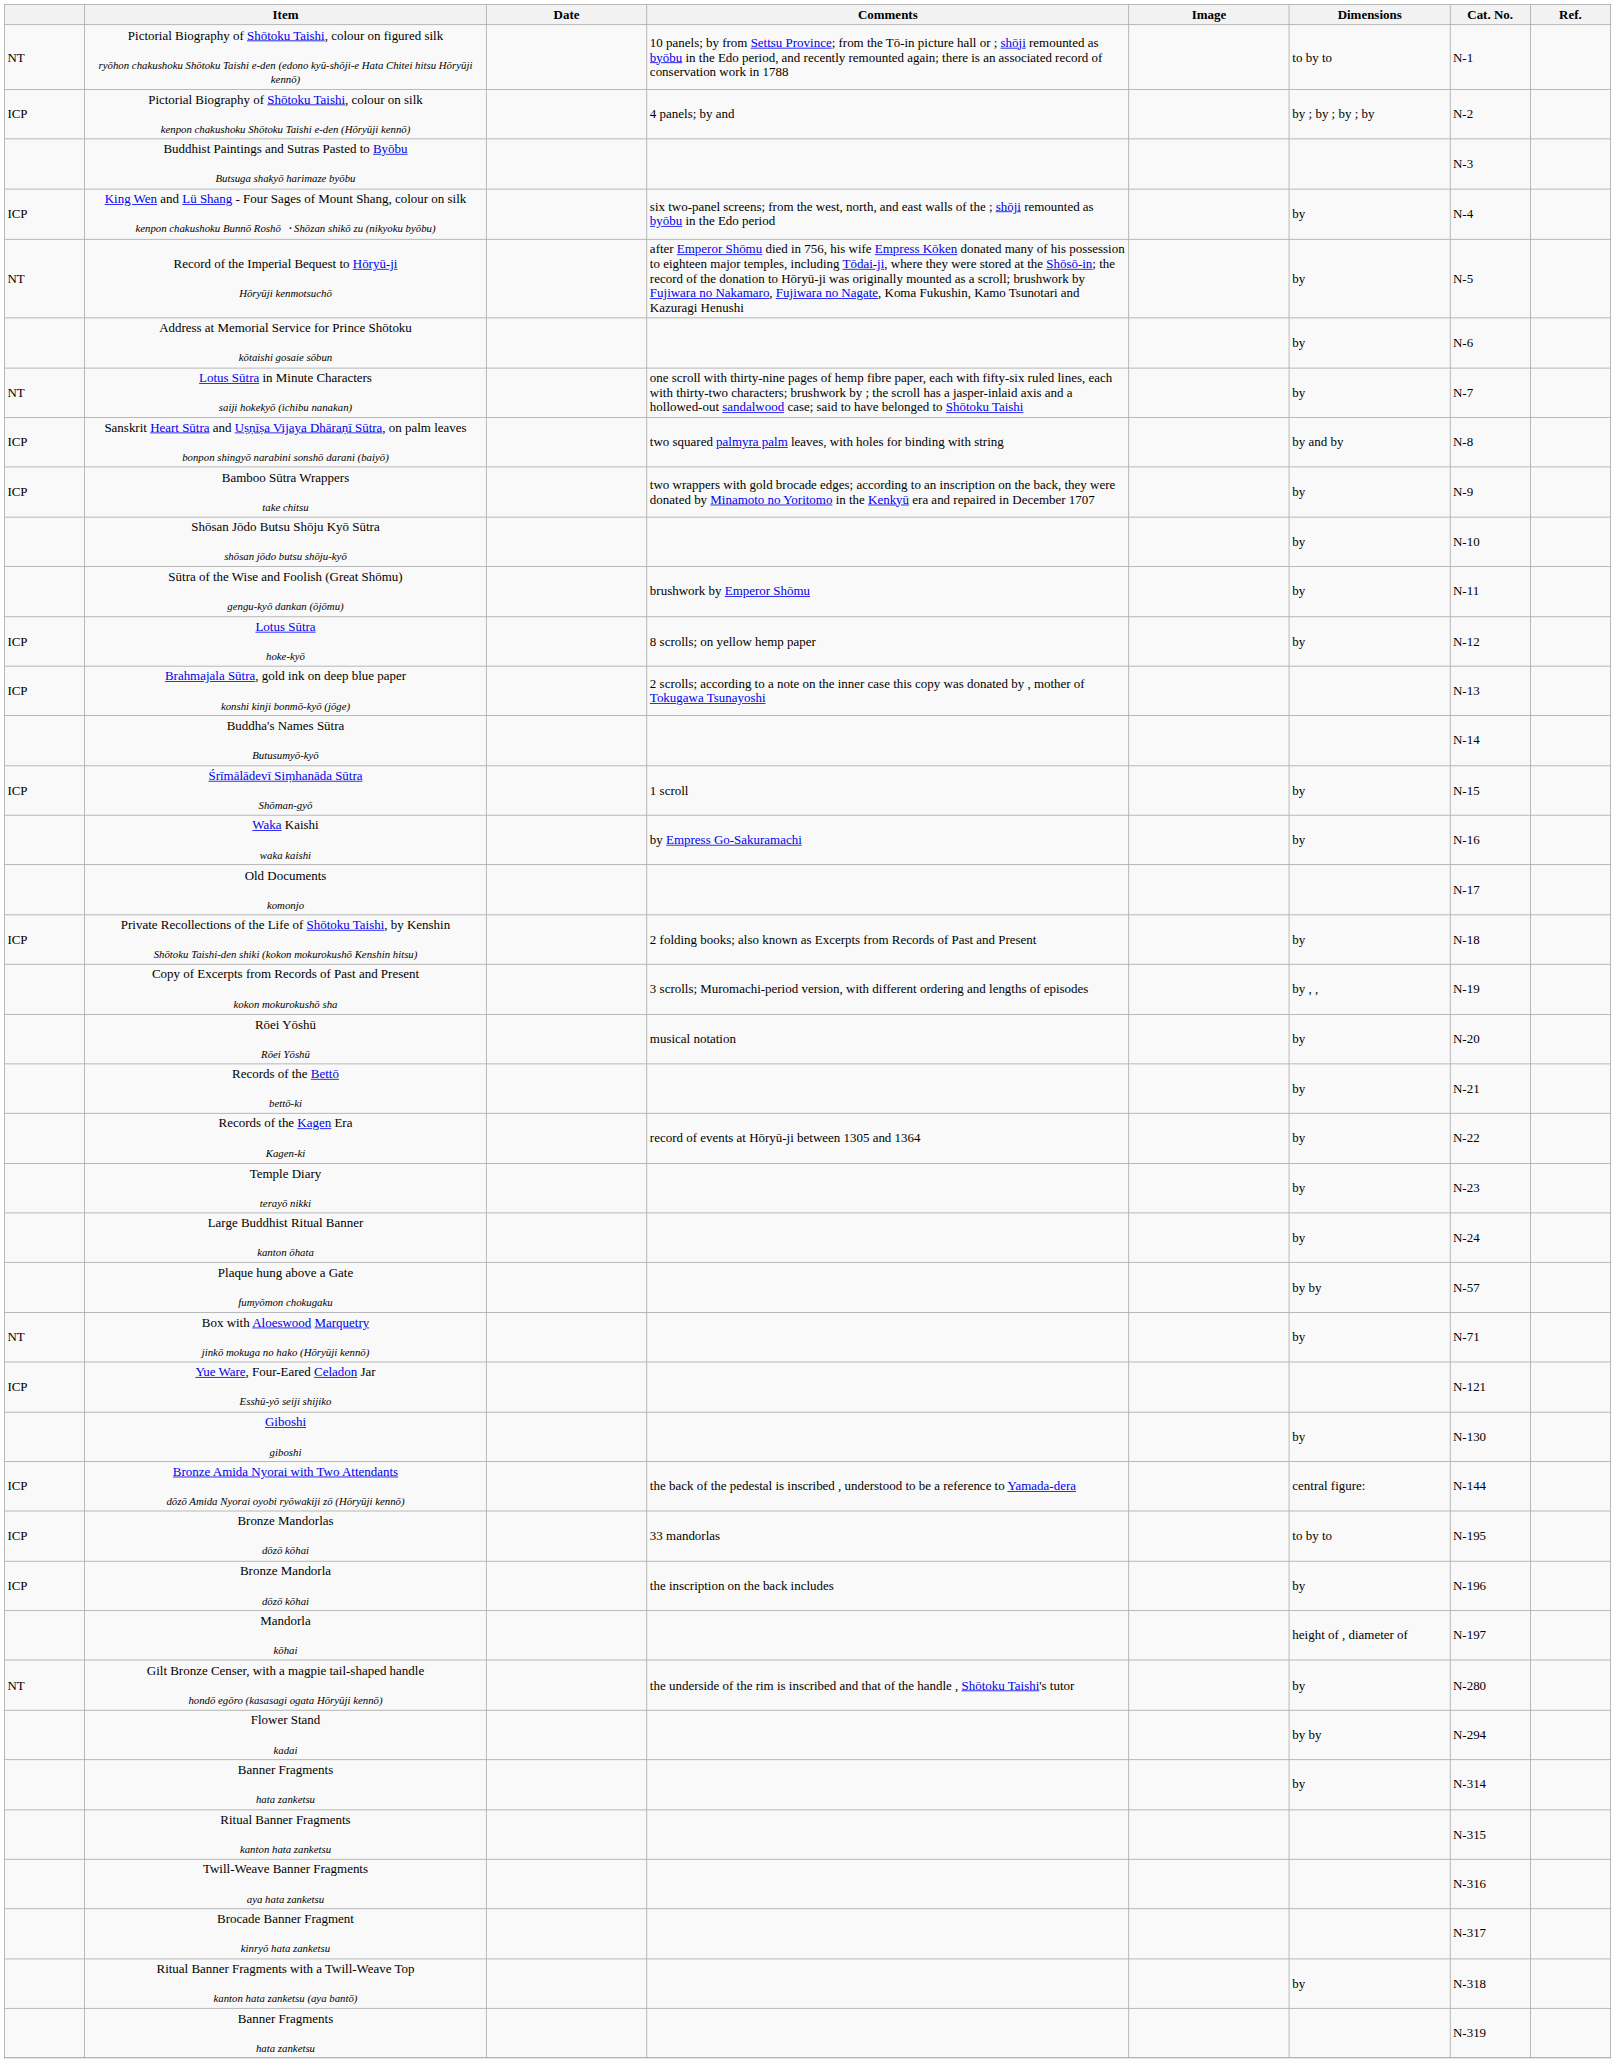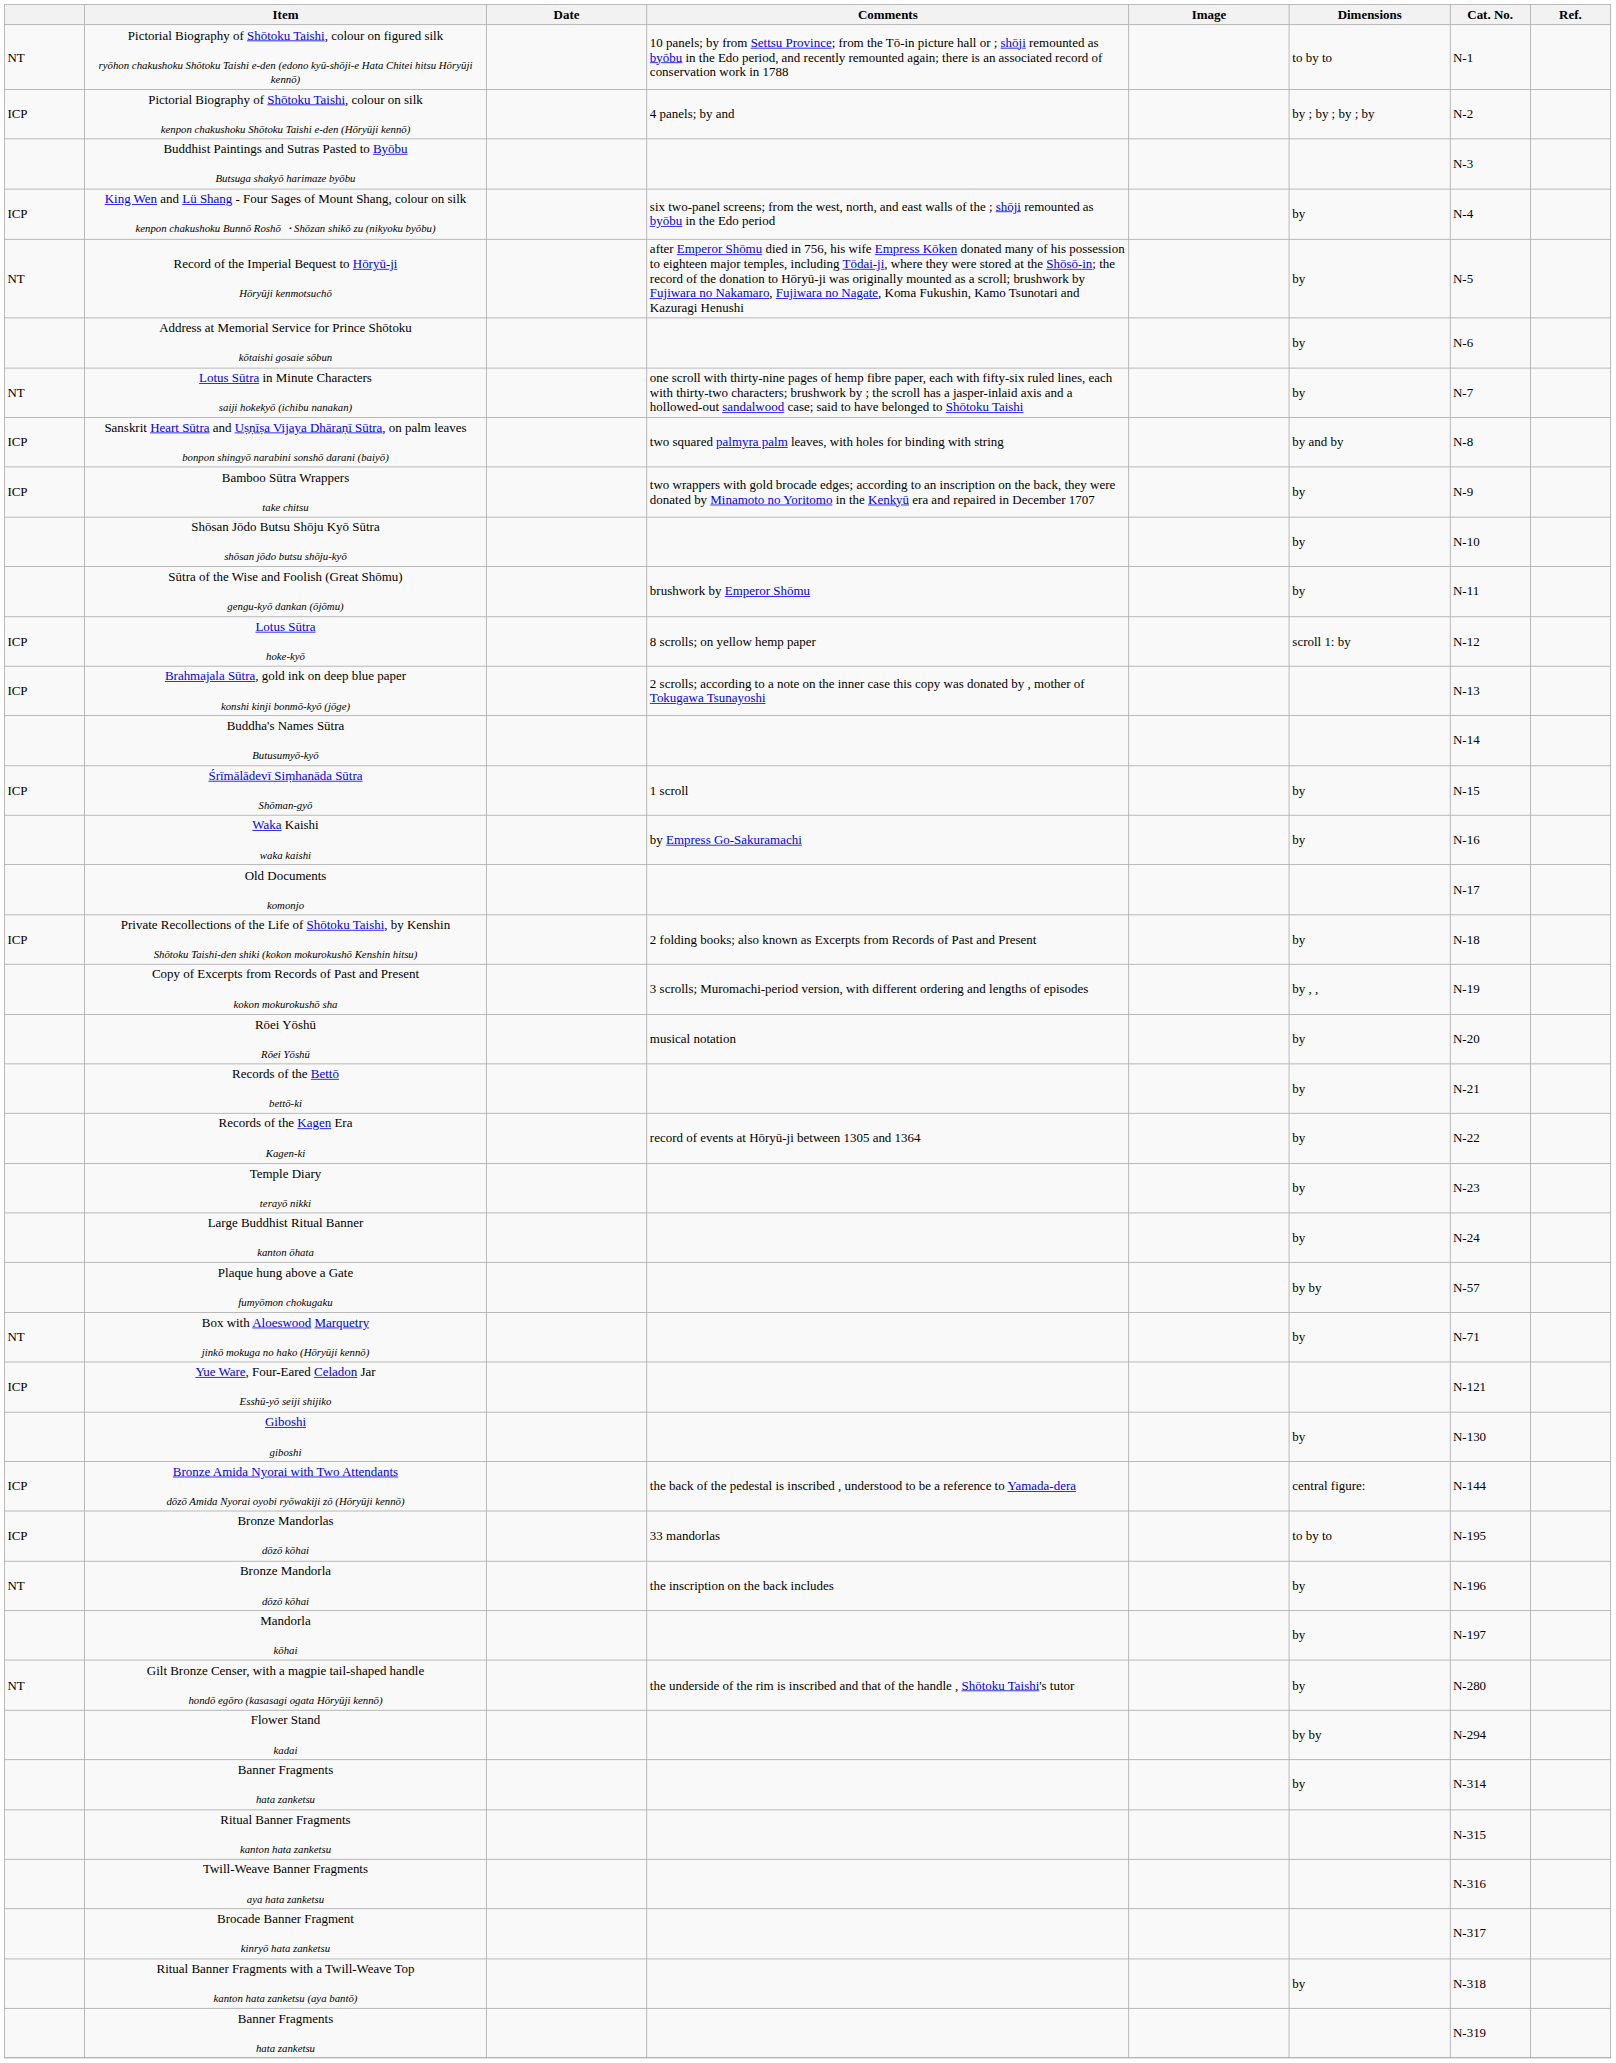(1299, 641) by -> (1322, 641) scroll 1: by
(17, 1585) ICP -> (16, 1585) NT
(1350, 1635) height of , diameter of -> (1299, 1635) by
